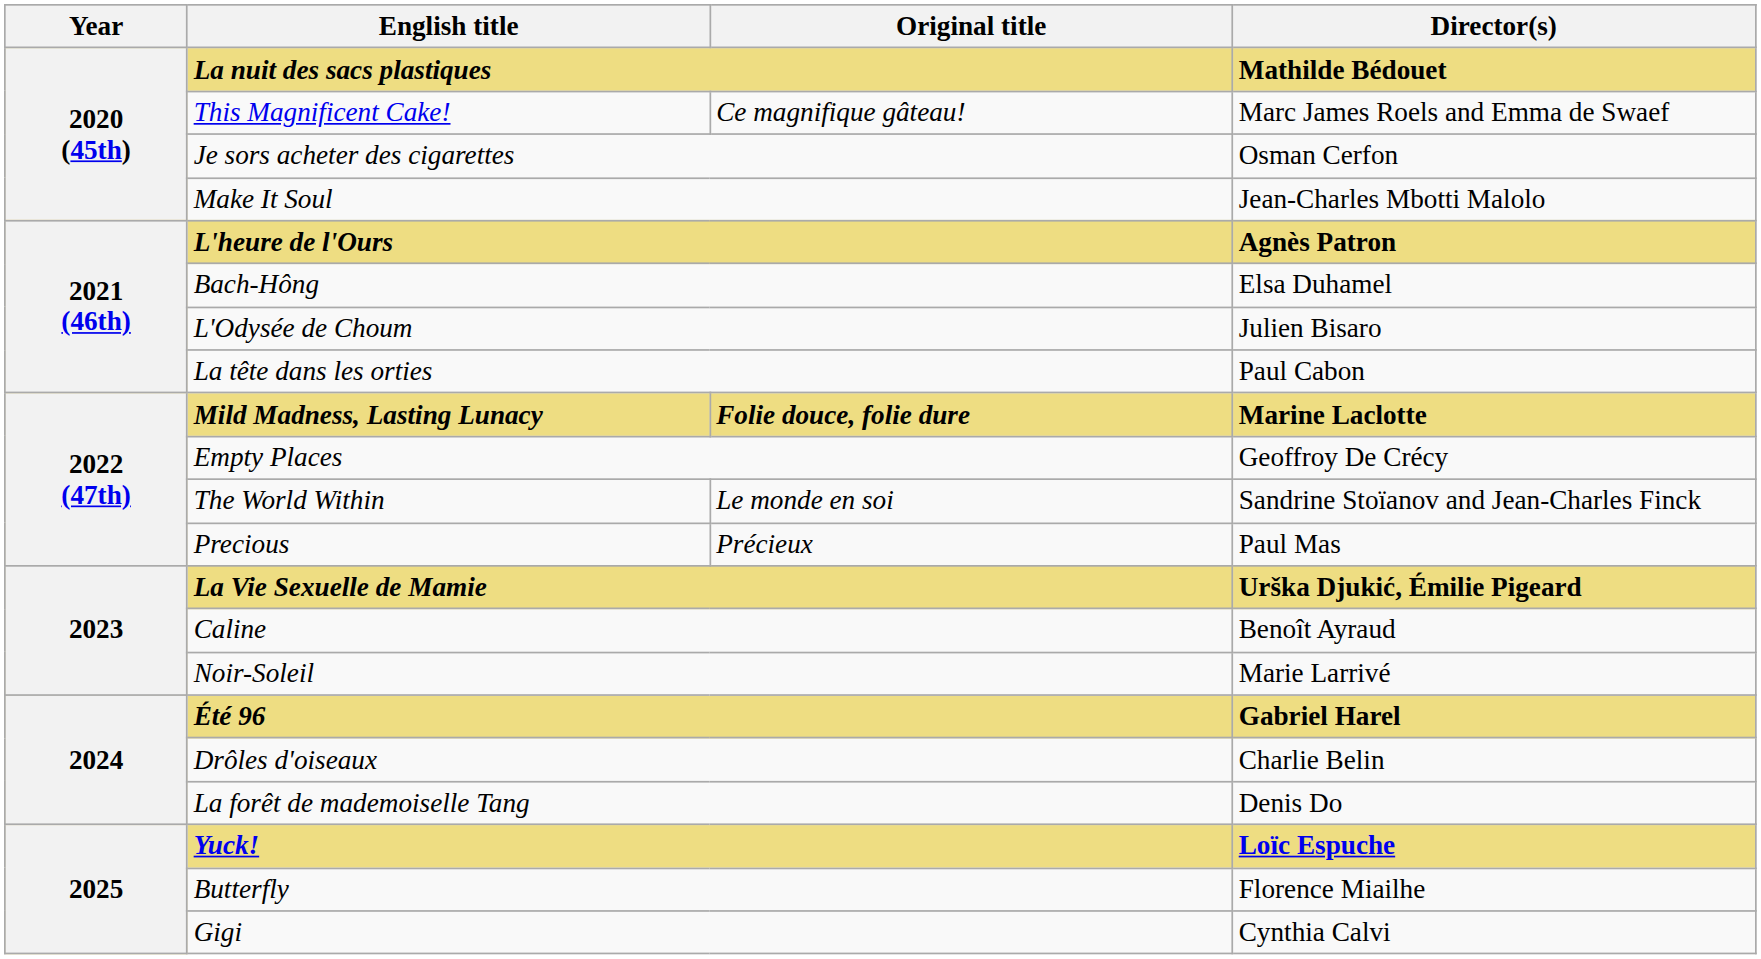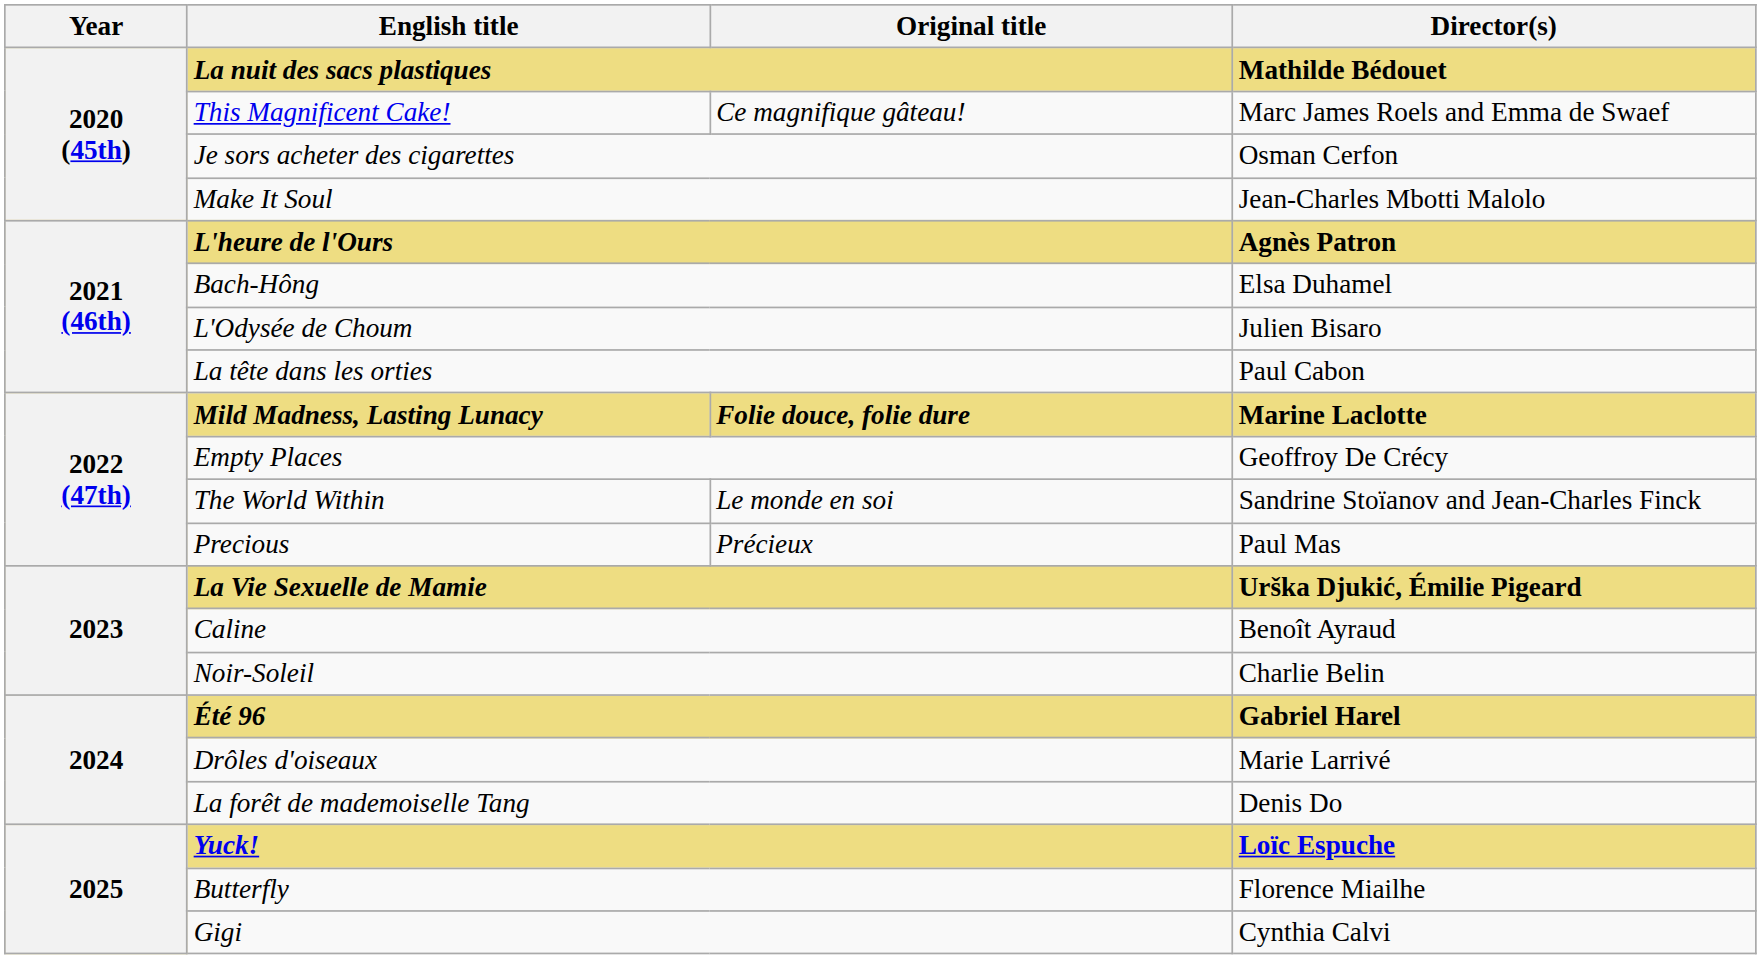(1315, 673) Marie Larrivé -> (1312, 673) Charlie Belin
(1312, 759) Charlie Belin -> (1315, 759) Marie Larrivé
